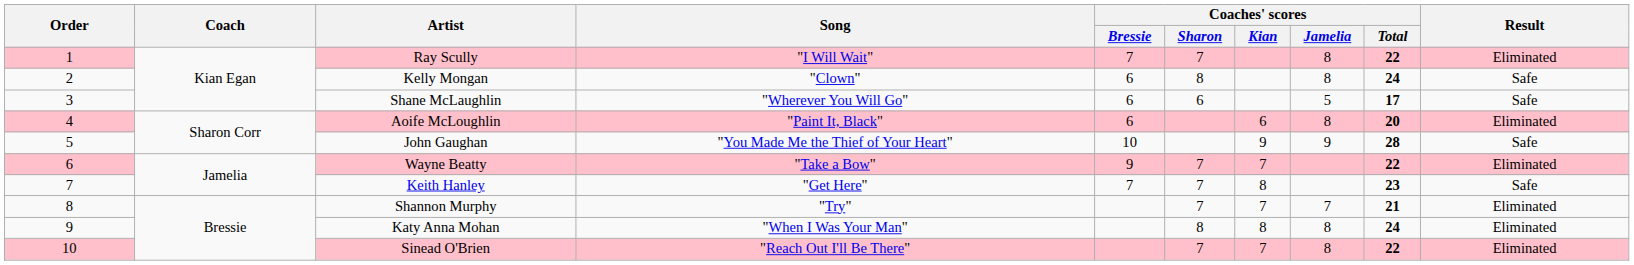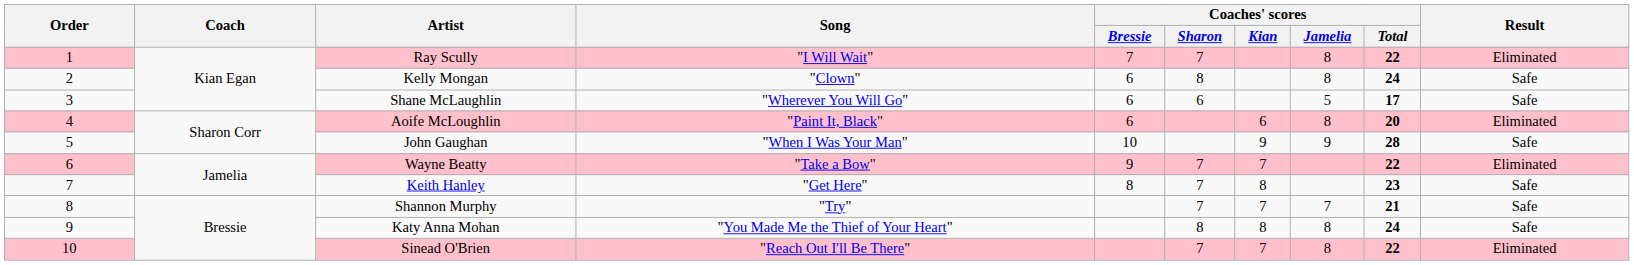(835, 142) "You Made Me the Thief of Your Heart" -> (835, 142) "When I Was Your Man"
(1130, 185) 7 -> (1130, 185) 8
(1525, 206) Eliminated -> (1525, 206) Safe
(835, 227) "When I Was Your Man" -> (835, 227) "You Made Me the Thief of Your Heart"
(1525, 227) Eliminated -> (1525, 227) Safe
